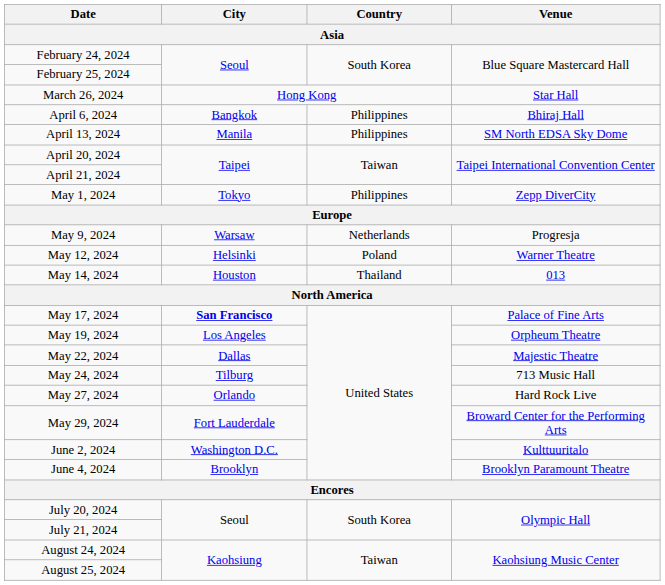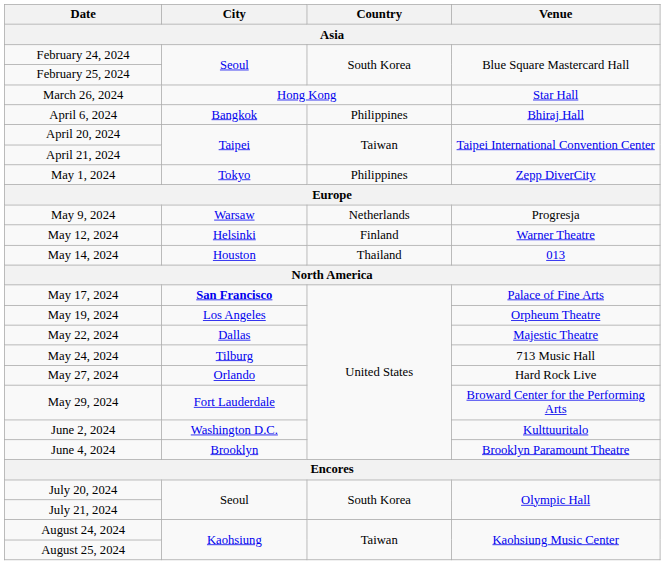- row: (83, 134)
(379, 255) Poland -> (379, 235) Finland
